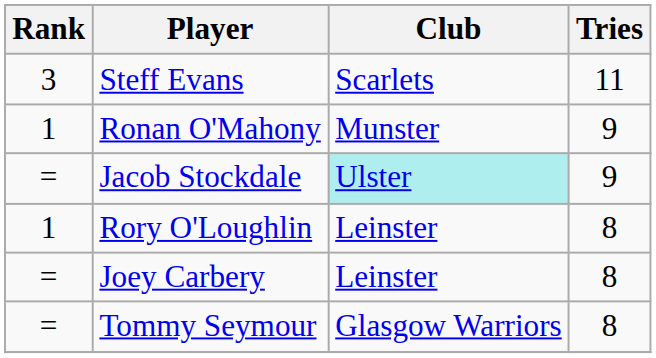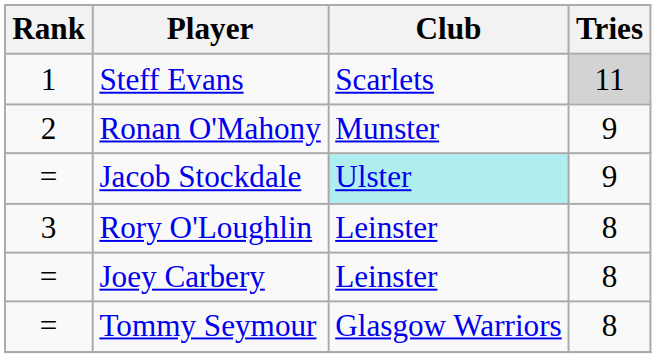(49, 78) 3 -> (49, 78) 1
(610, 78) no background -> (610, 78) lightgrey background
(49, 128) 1 -> (49, 128) 2
(49, 227) 1 -> (49, 227) 3
